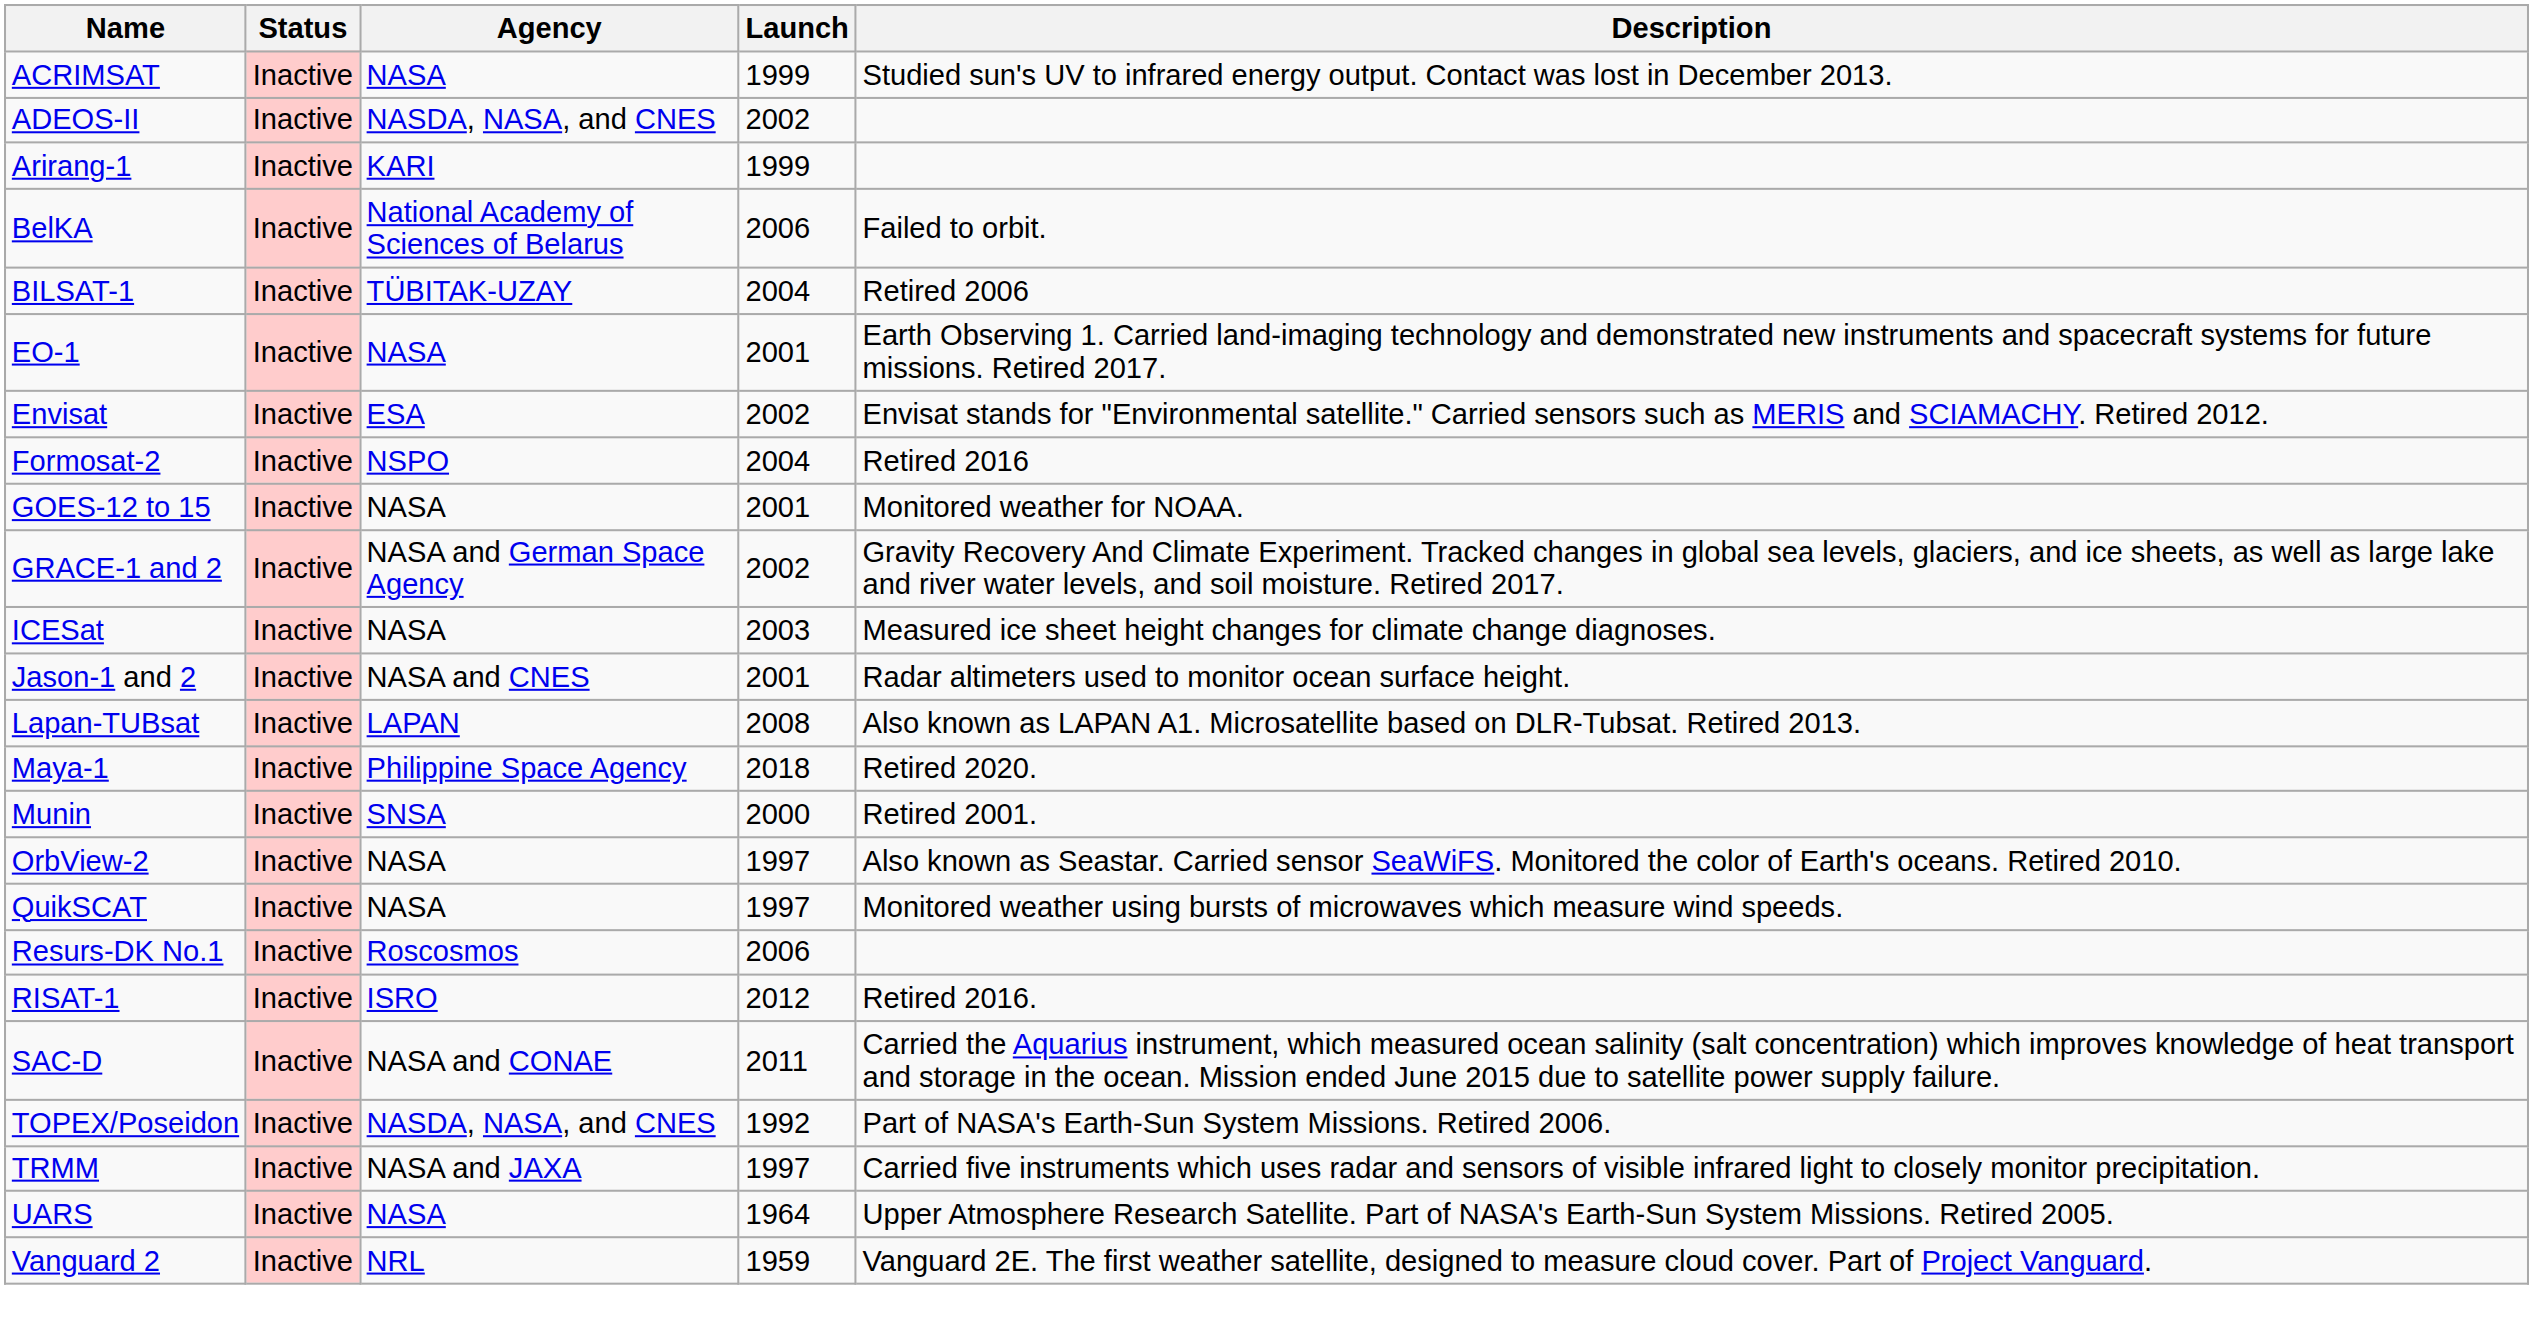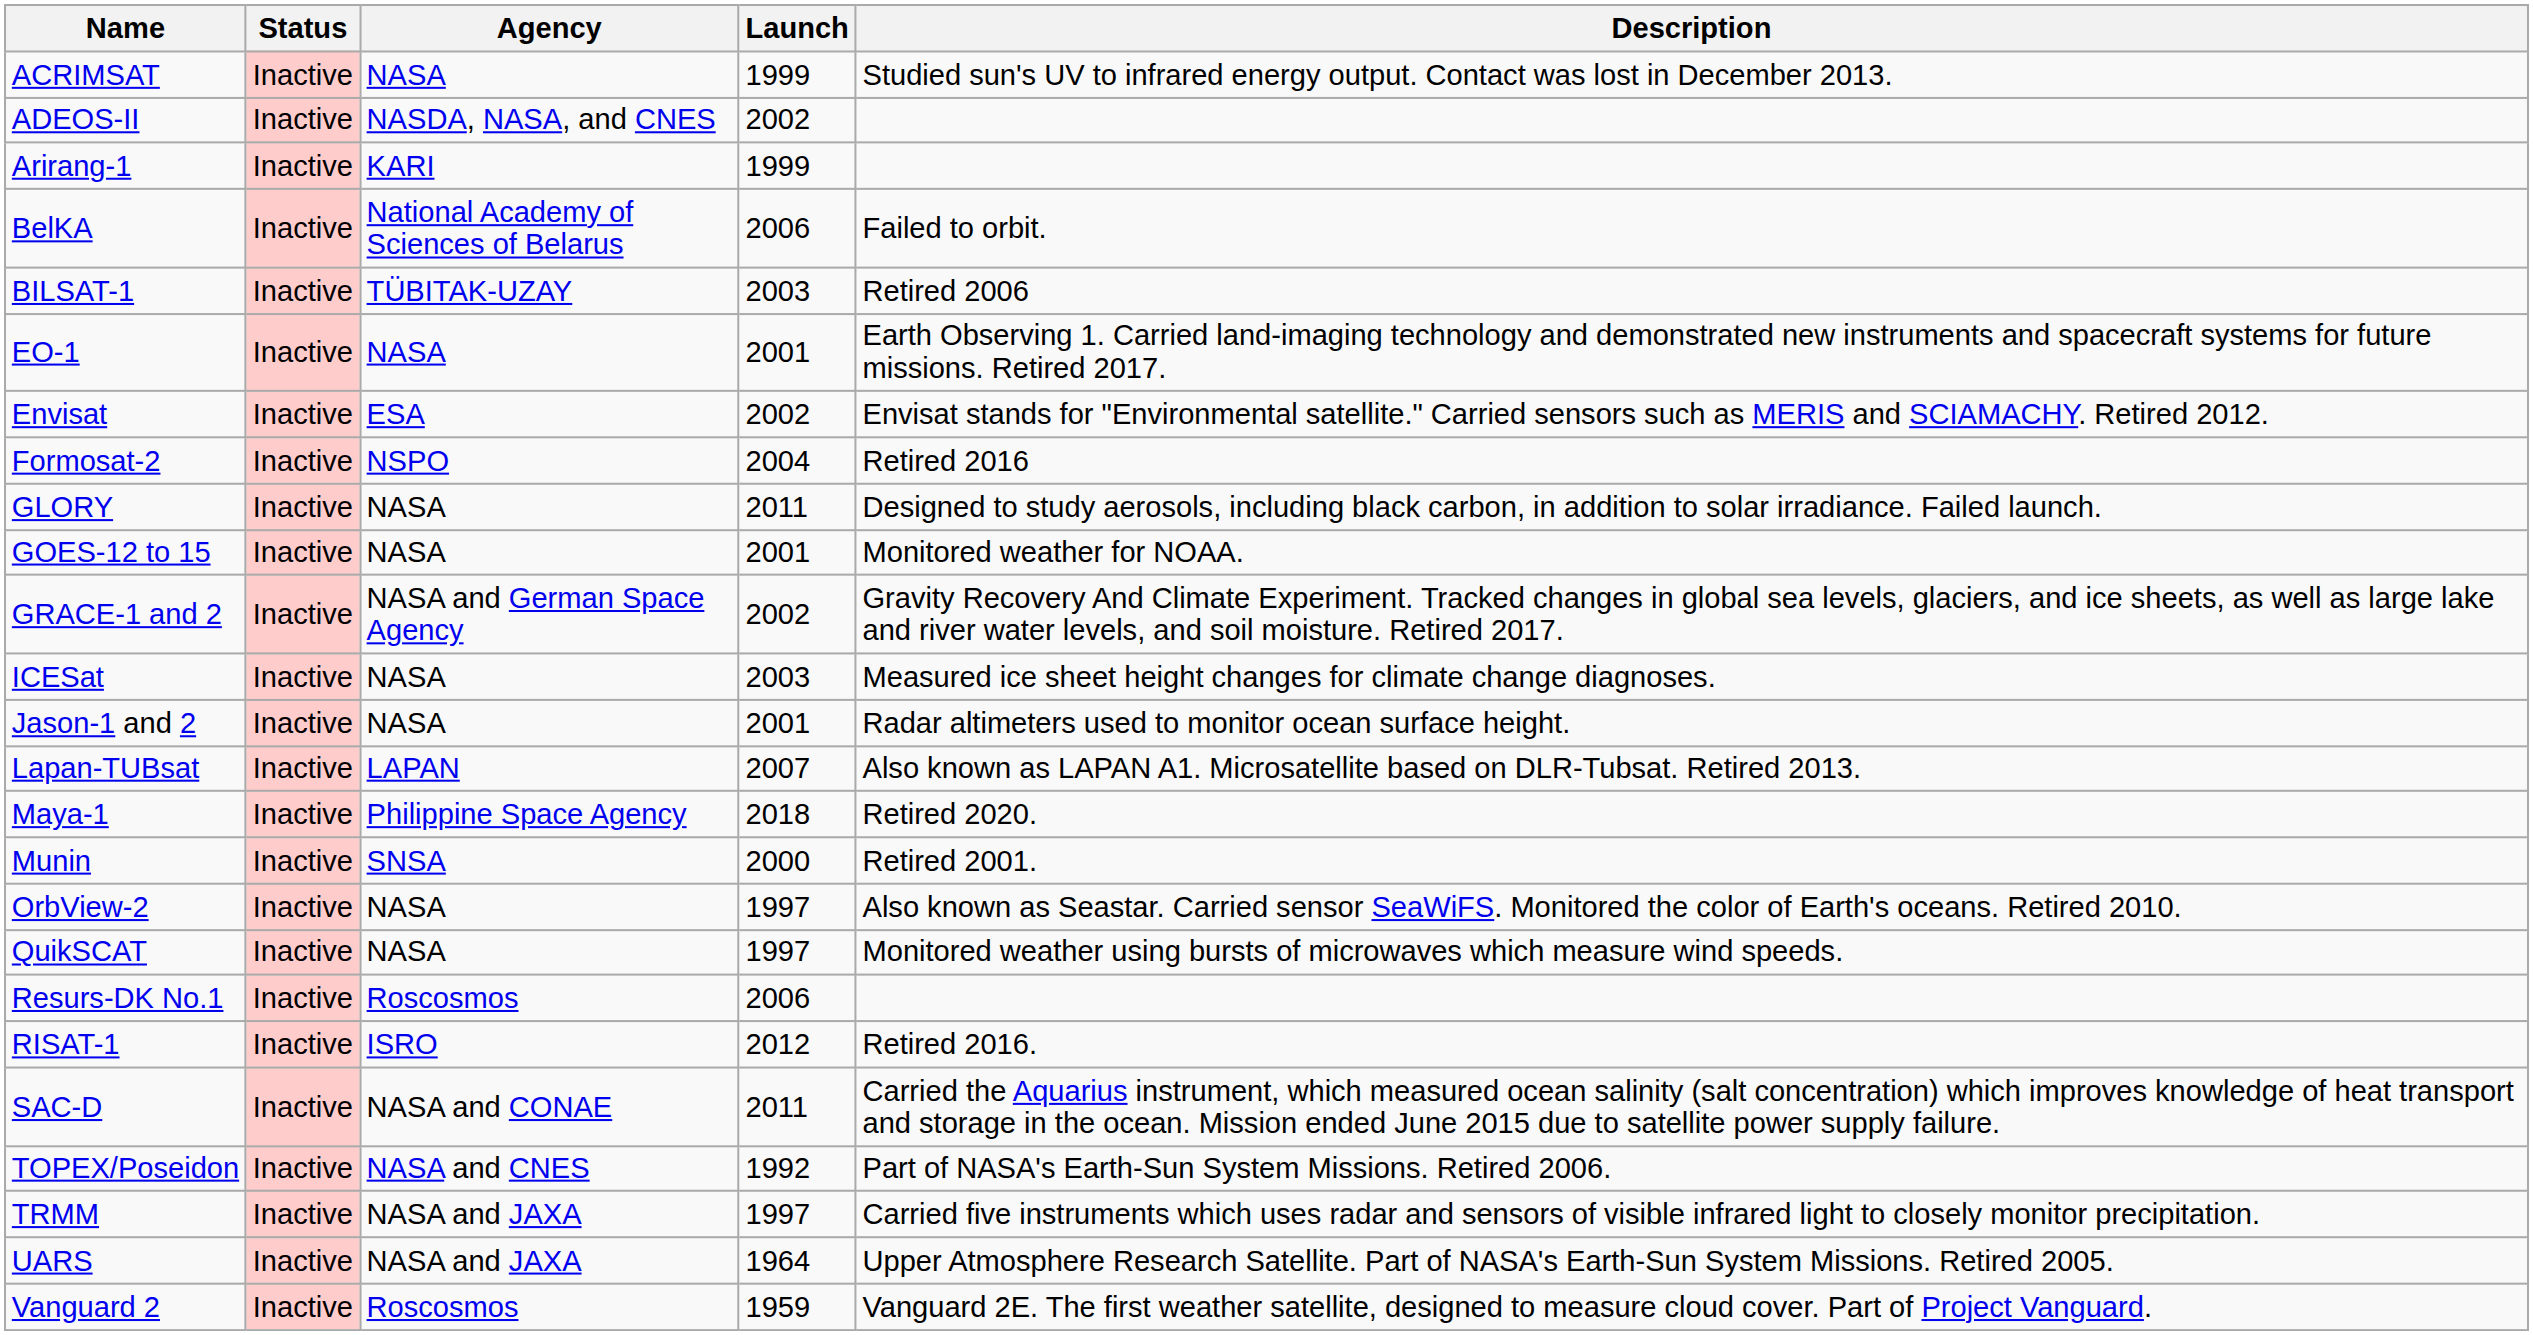(778, 290) 2004 -> (778, 290) 2003
+ row: (62, 507)
(478, 677) NASA and CNES -> (406, 723) NASA
(778, 723) 2008 -> (778, 769) 2007
(541, 1123) NASDA, NASA, and CNES -> (478, 1169) NASA and CNES
(406, 1215) NASA -> (474, 1261) NASA and JAXA
(396, 1261) NRL -> (443, 1307) Roscosmos
